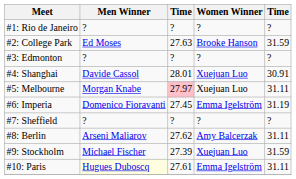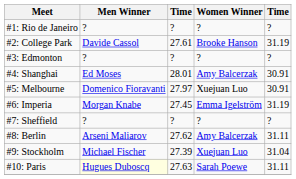(102, 43) Ed Moses -> (111, 43) Davide Cassol
(181, 43) 27.63 -> (181, 43) 27.61
(278, 43) 31.59 -> (278, 43) 31.19
(111, 74) Davide Cassol -> (102, 74) Ed Moses
(222, 74) Xuejuan Luo -> (227, 74) Amy Balcerzak
(112, 89) Morgan Knabe -> (124, 89) Domenico Fioravanti
(181, 89) pink background -> (181, 89) no background
(278, 89) 31.11 -> (278, 89) 30.91
(124, 105) Domenico Fioravanti -> (112, 105) Morgan Knabe
(278, 151) 31.59 -> (278, 151) 31.04
(181, 167) 27.61 -> (181, 167) 27.63
(229, 167) Emma Igelström -> (222, 167) Sarah Poewe
